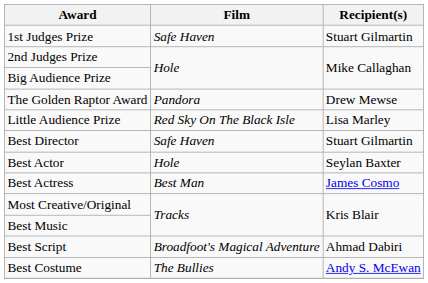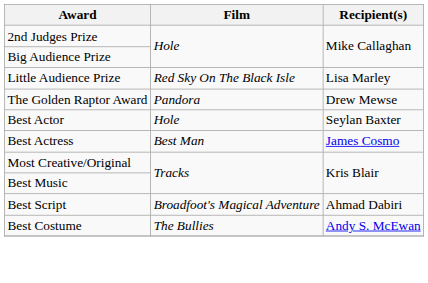- row: (50, 36)
rows swapped: (64, 120) <-> (77, 99)
- row: (43, 141)
